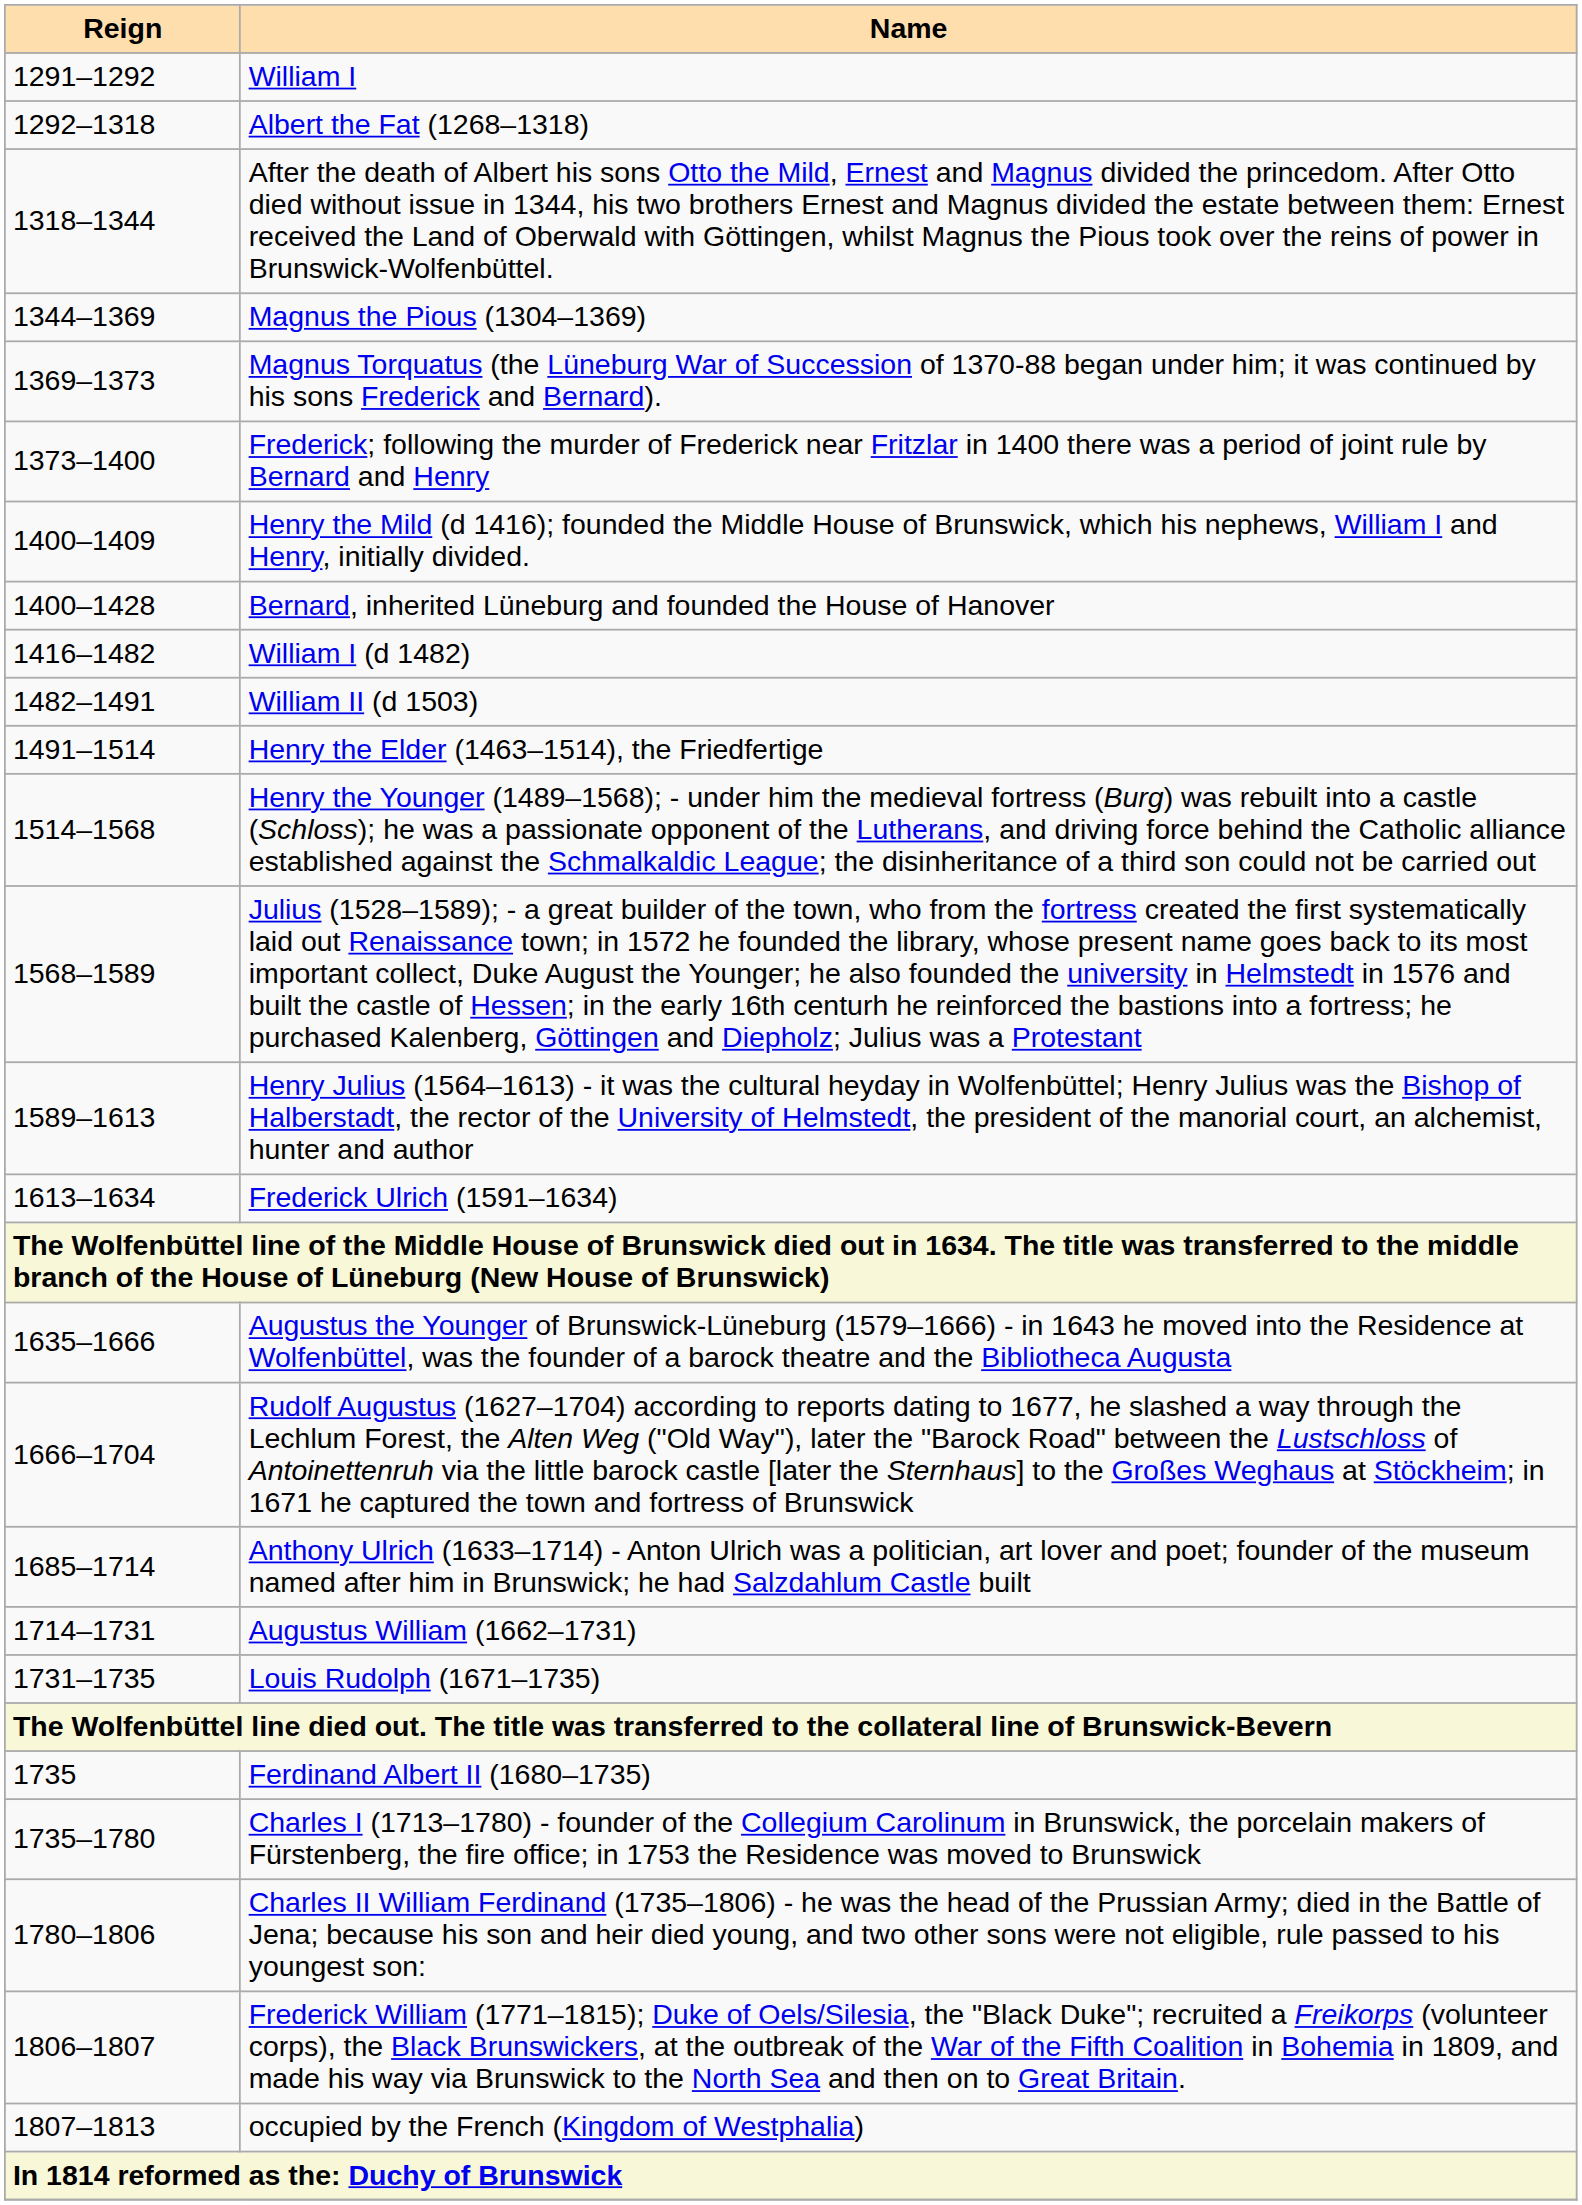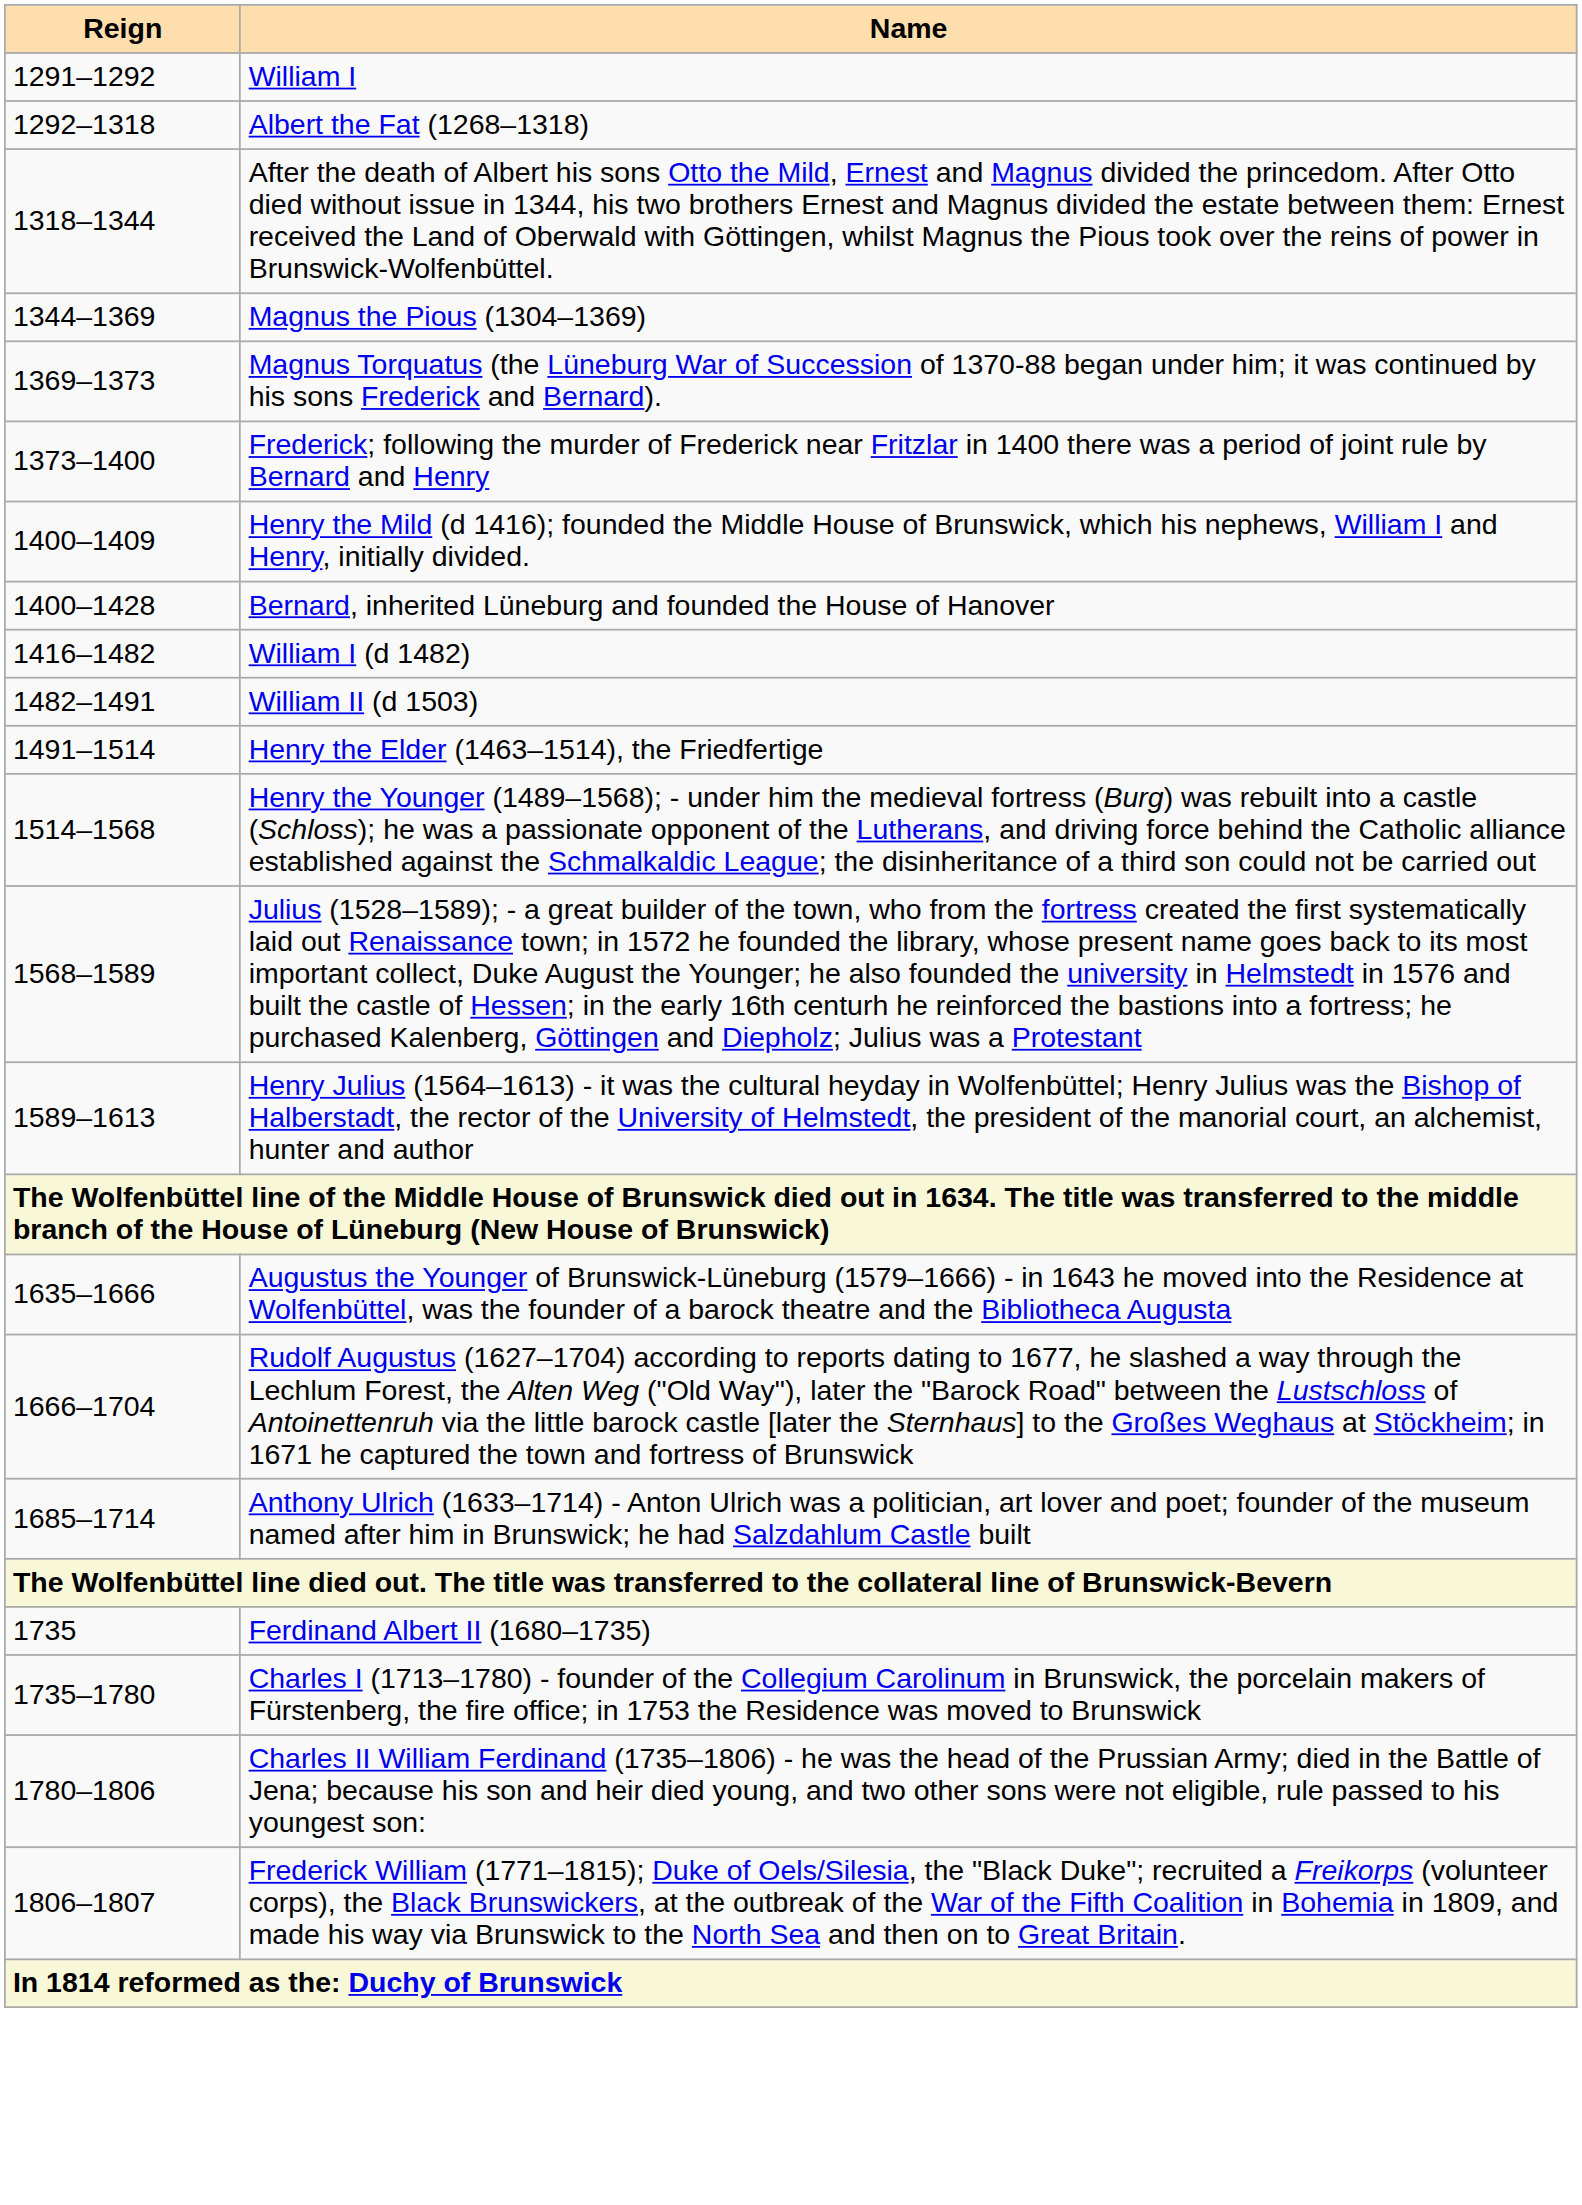- row: (433, 1197)
- row: (443, 1630)
- row: (424, 1678)
- row: (556, 2127)
